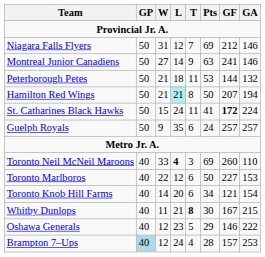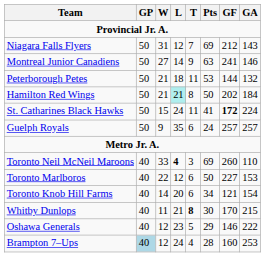(250, 45) 146 -> (250, 45) 143
(230, 95) 207 -> (230, 95) 202
(250, 95) 194 -> (250, 95) 184
(230, 210) 167 -> (230, 210) 170
(230, 243) 157 -> (230, 243) 160
